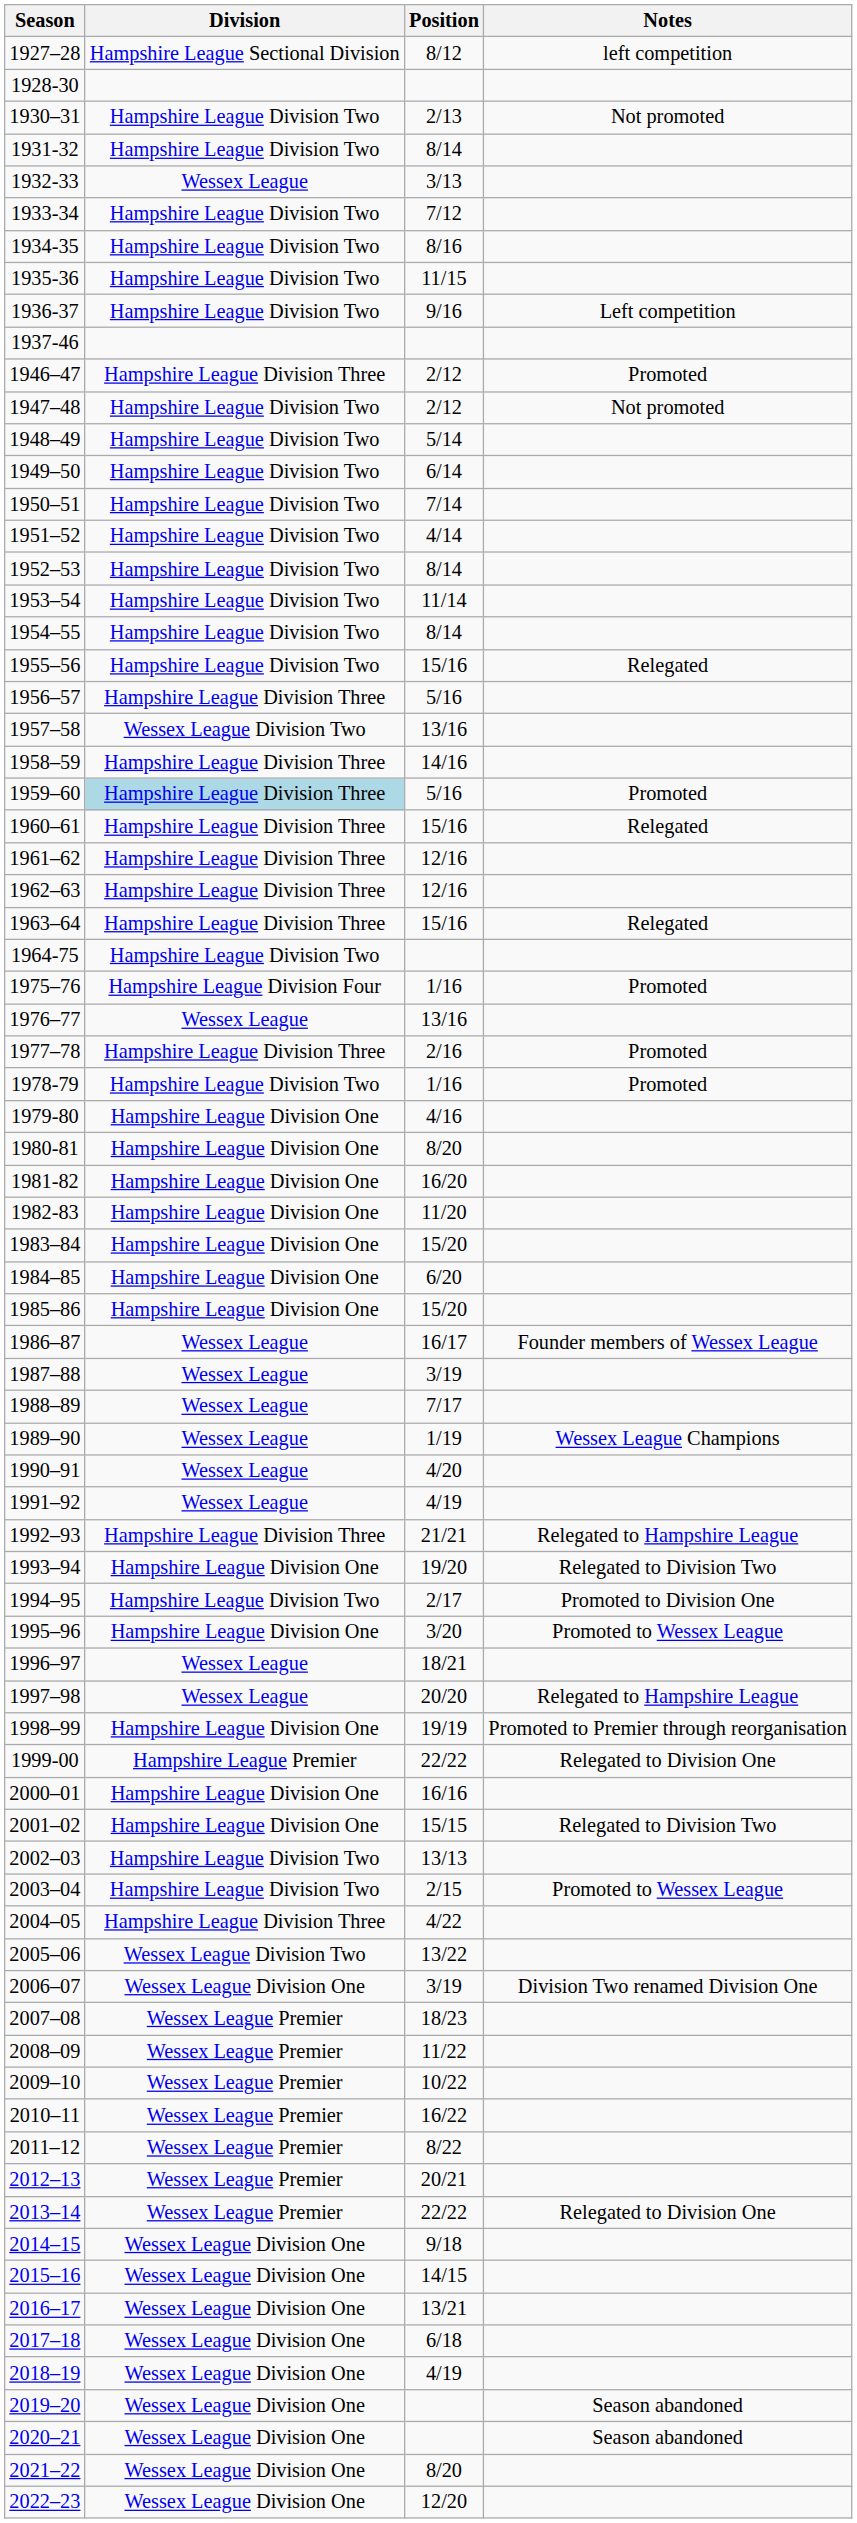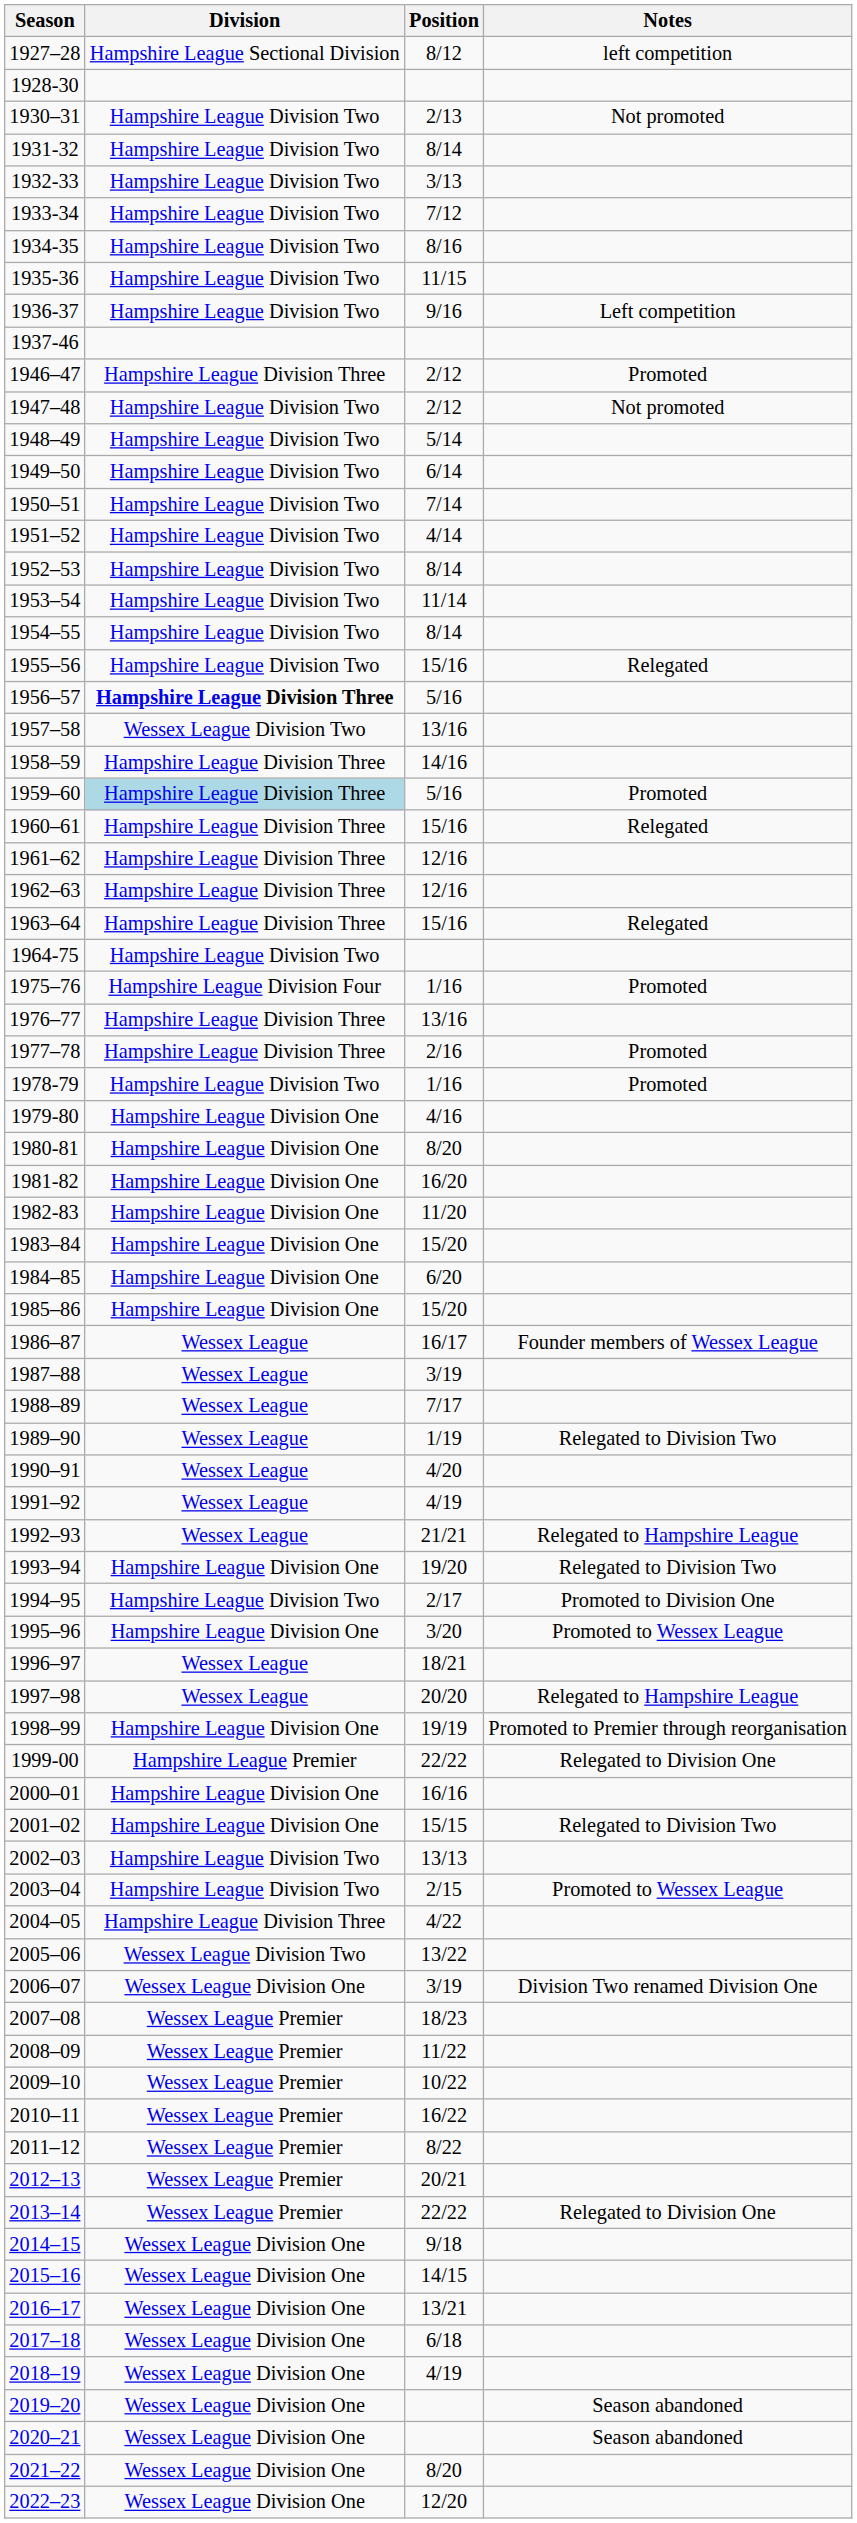(245, 181) Wessex League -> (245, 181) Hampshire League Division Two
(245, 697) normal -> (245, 697) bold
(245, 1019) Wessex League -> (245, 1019) Hampshire League Division Three
(668, 1438) Wessex League Champions -> (668, 1438) Relegated to Division Two
(245, 1535) Hampshire League Division Three -> (245, 1535) Wessex League
